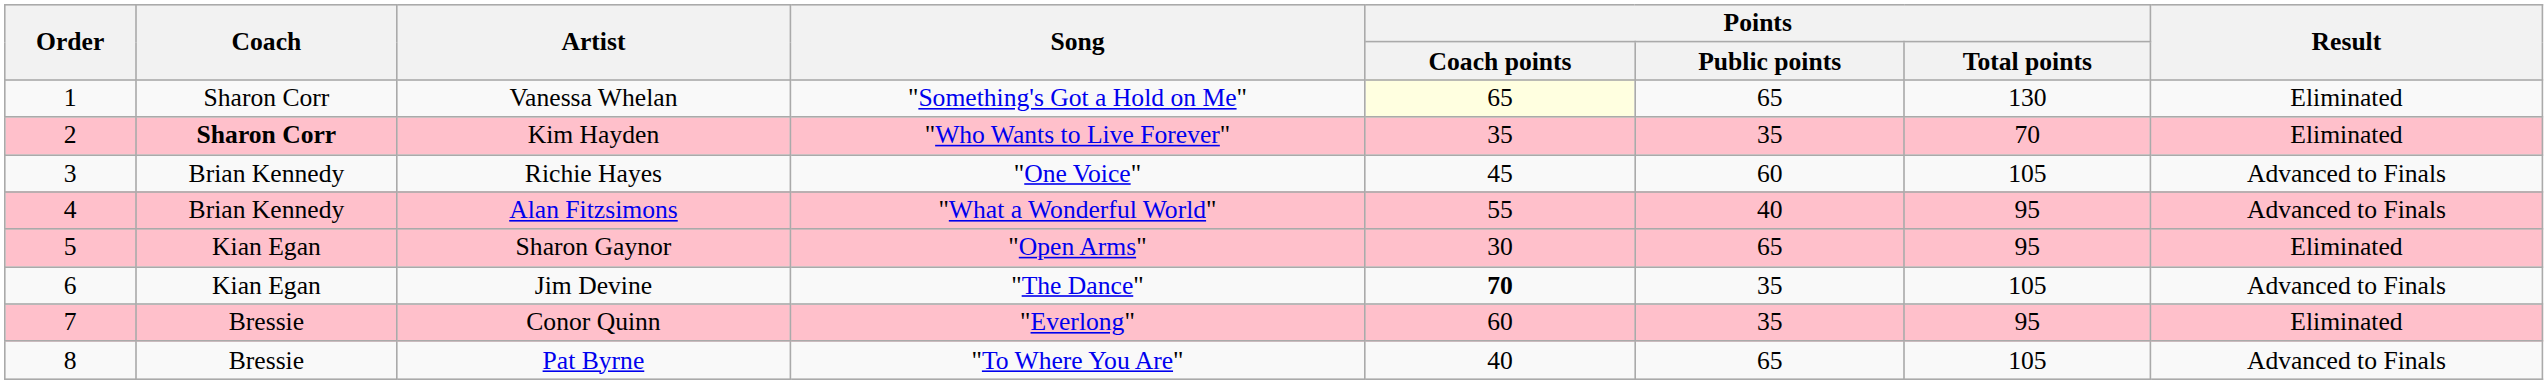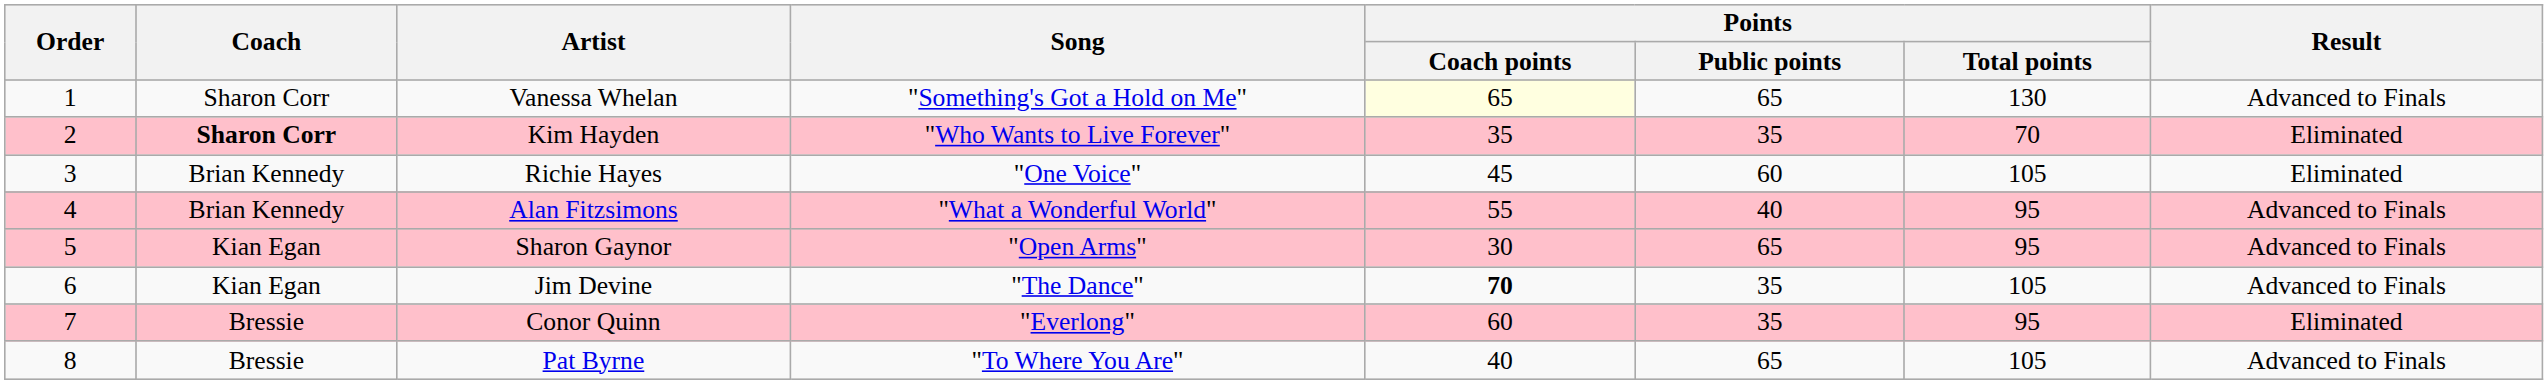(2346, 98) Eliminated -> (2346, 98) Advanced to Finals
(2346, 172) Advanced to Finals -> (2346, 172) Eliminated
(2346, 247) Eliminated -> (2346, 247) Advanced to Finals
